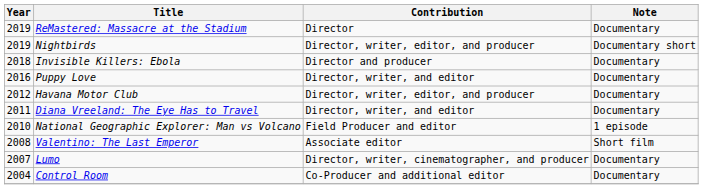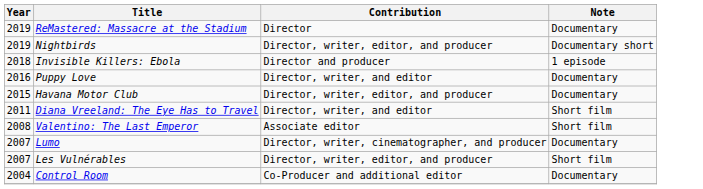(627, 61) Documentary -> (579, 61) 1 episode
(19, 94) 2012 -> (19, 94) 2015
(627, 110) Documentary -> (582, 110) Short film
- row: (168, 127)
+ row: (81, 159)
